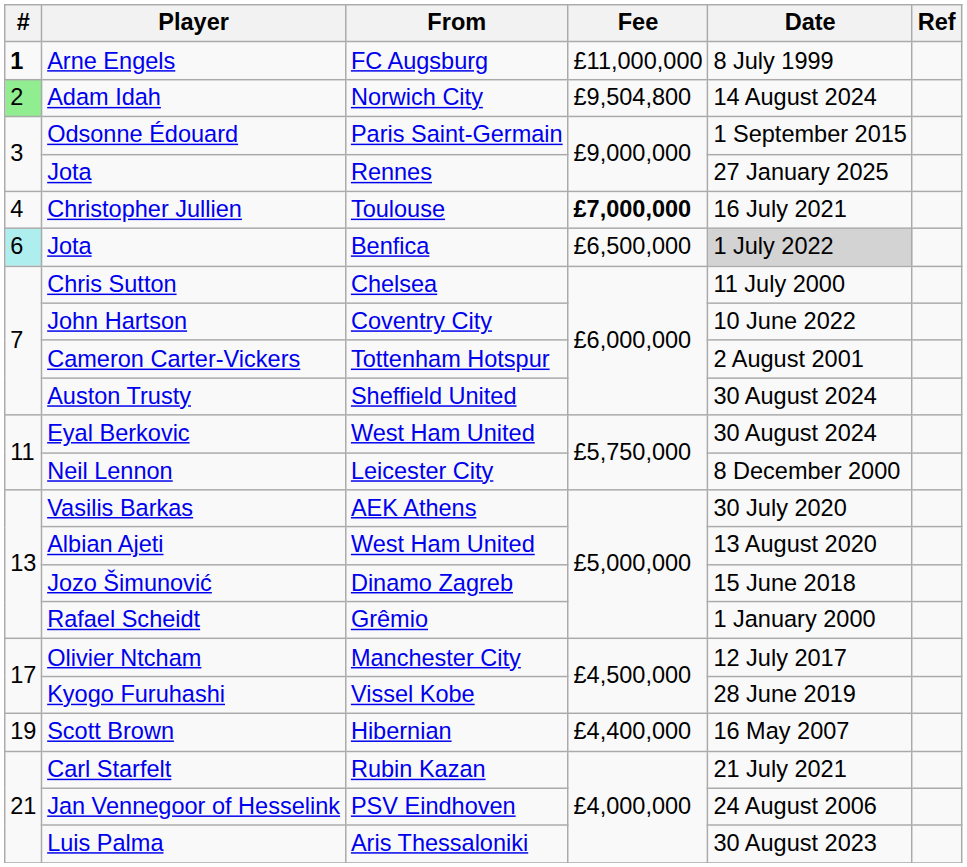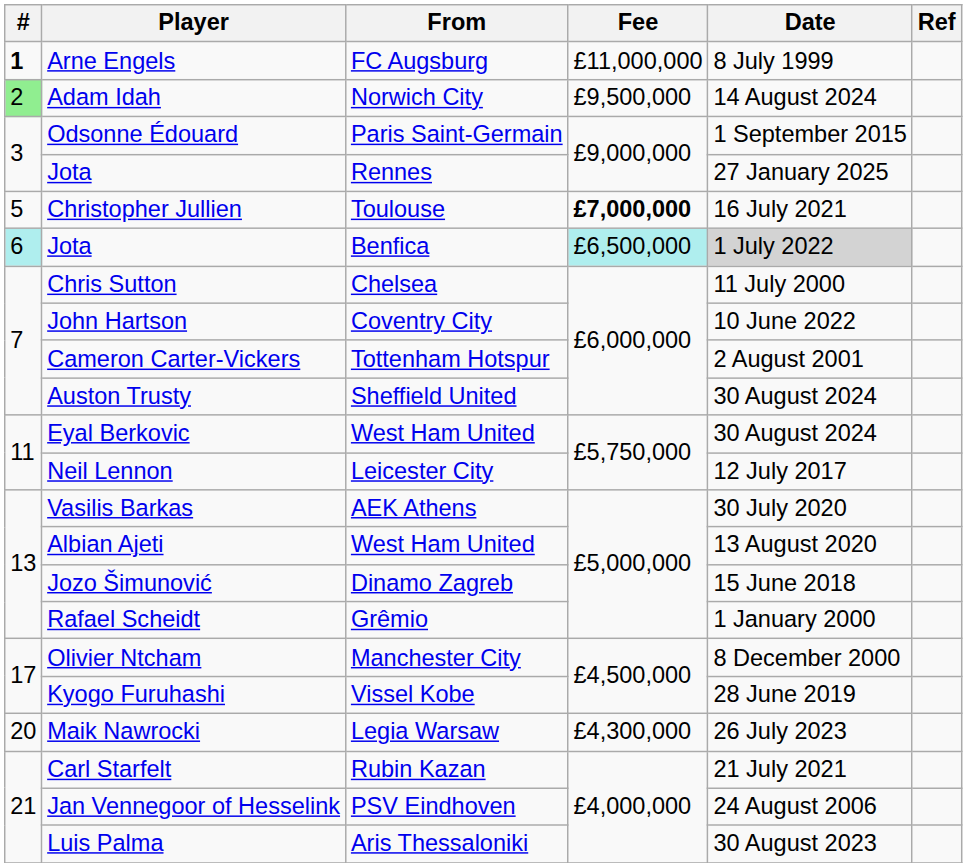(632, 97) £9,504,800 -> (632, 97) £9,500,000
(17, 209) 4 -> (17, 209) 5
(632, 246) no background -> (632, 246) paleturquoise background
(807, 470) 8 December 2000 -> (780, 470) 12 July 2017
(780, 657) 12 July 2017 -> (807, 657) 8 December 2000
- row: (111, 731)
+ row: (124, 731)
